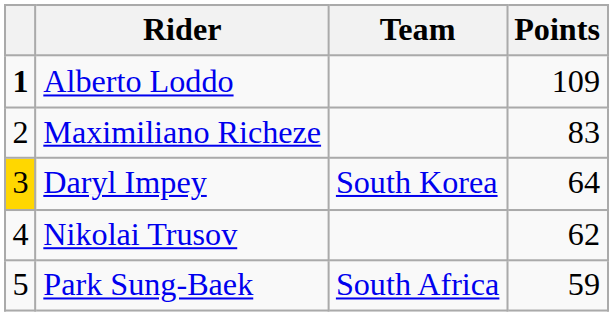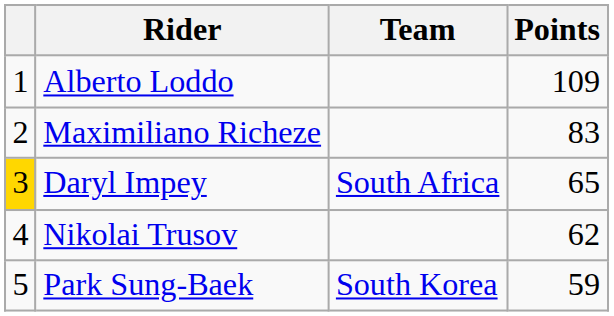(20, 81) bold -> (20, 81) normal
(417, 183) South Korea -> (418, 183) South Africa
(584, 183) 64 -> (584, 183) 65
(418, 285) South Africa -> (417, 285) South Korea
